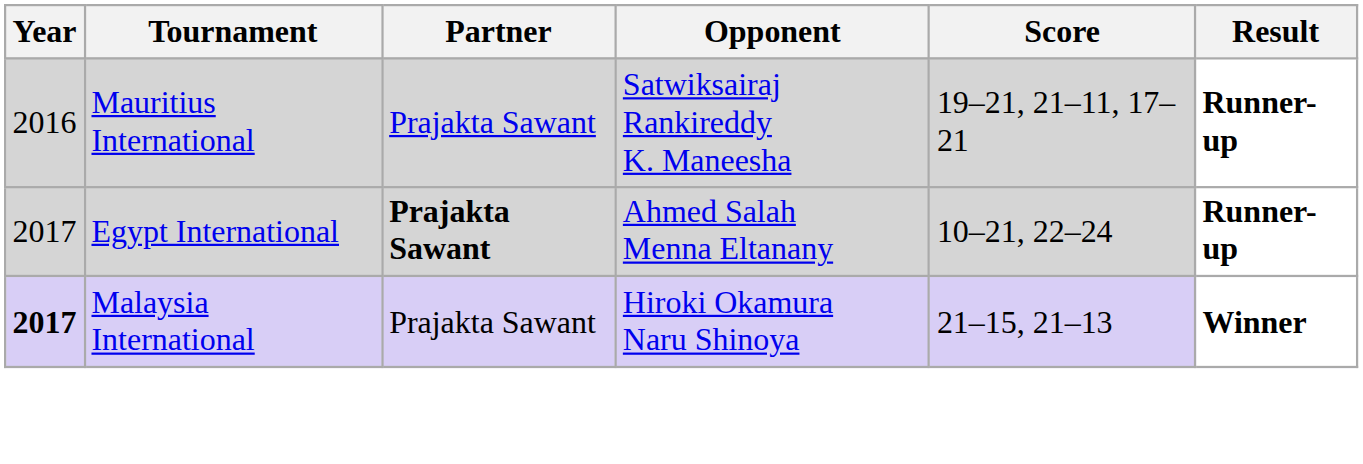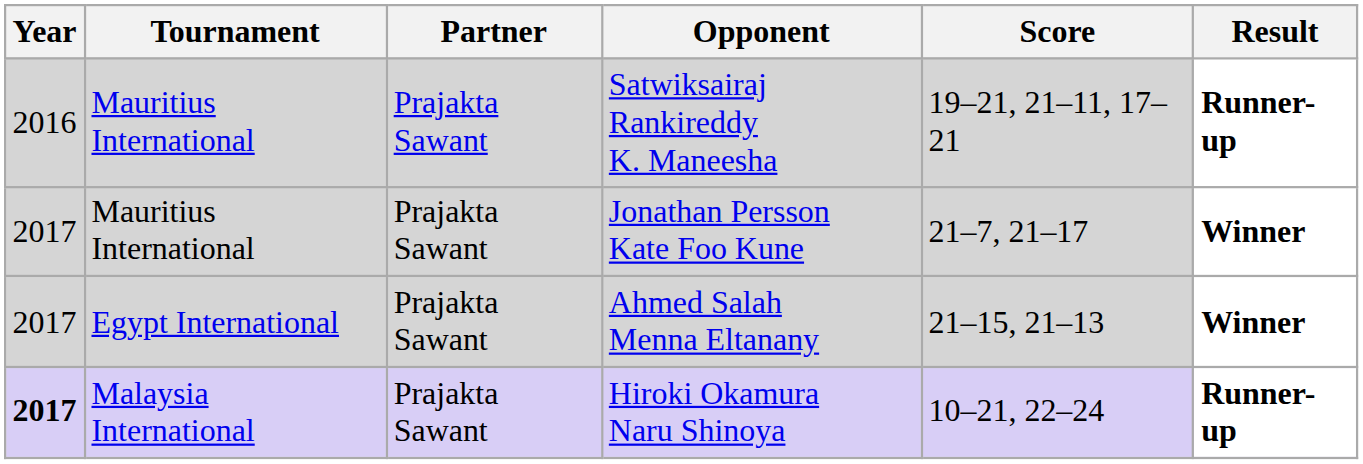+ row: (719, 231)
(449, 231) bold -> (446, 321) normal
(1025, 231) 10–21, 22–24 -> (1016, 321) 21–15, 21–13
(1260, 231) Runner-up -> (1253, 321) Winner
(1025, 321) 21–15, 21–13 -> (1016, 411) 10–21, 22–24
(1255, 321) Winner -> (1258, 411) Runner-up
